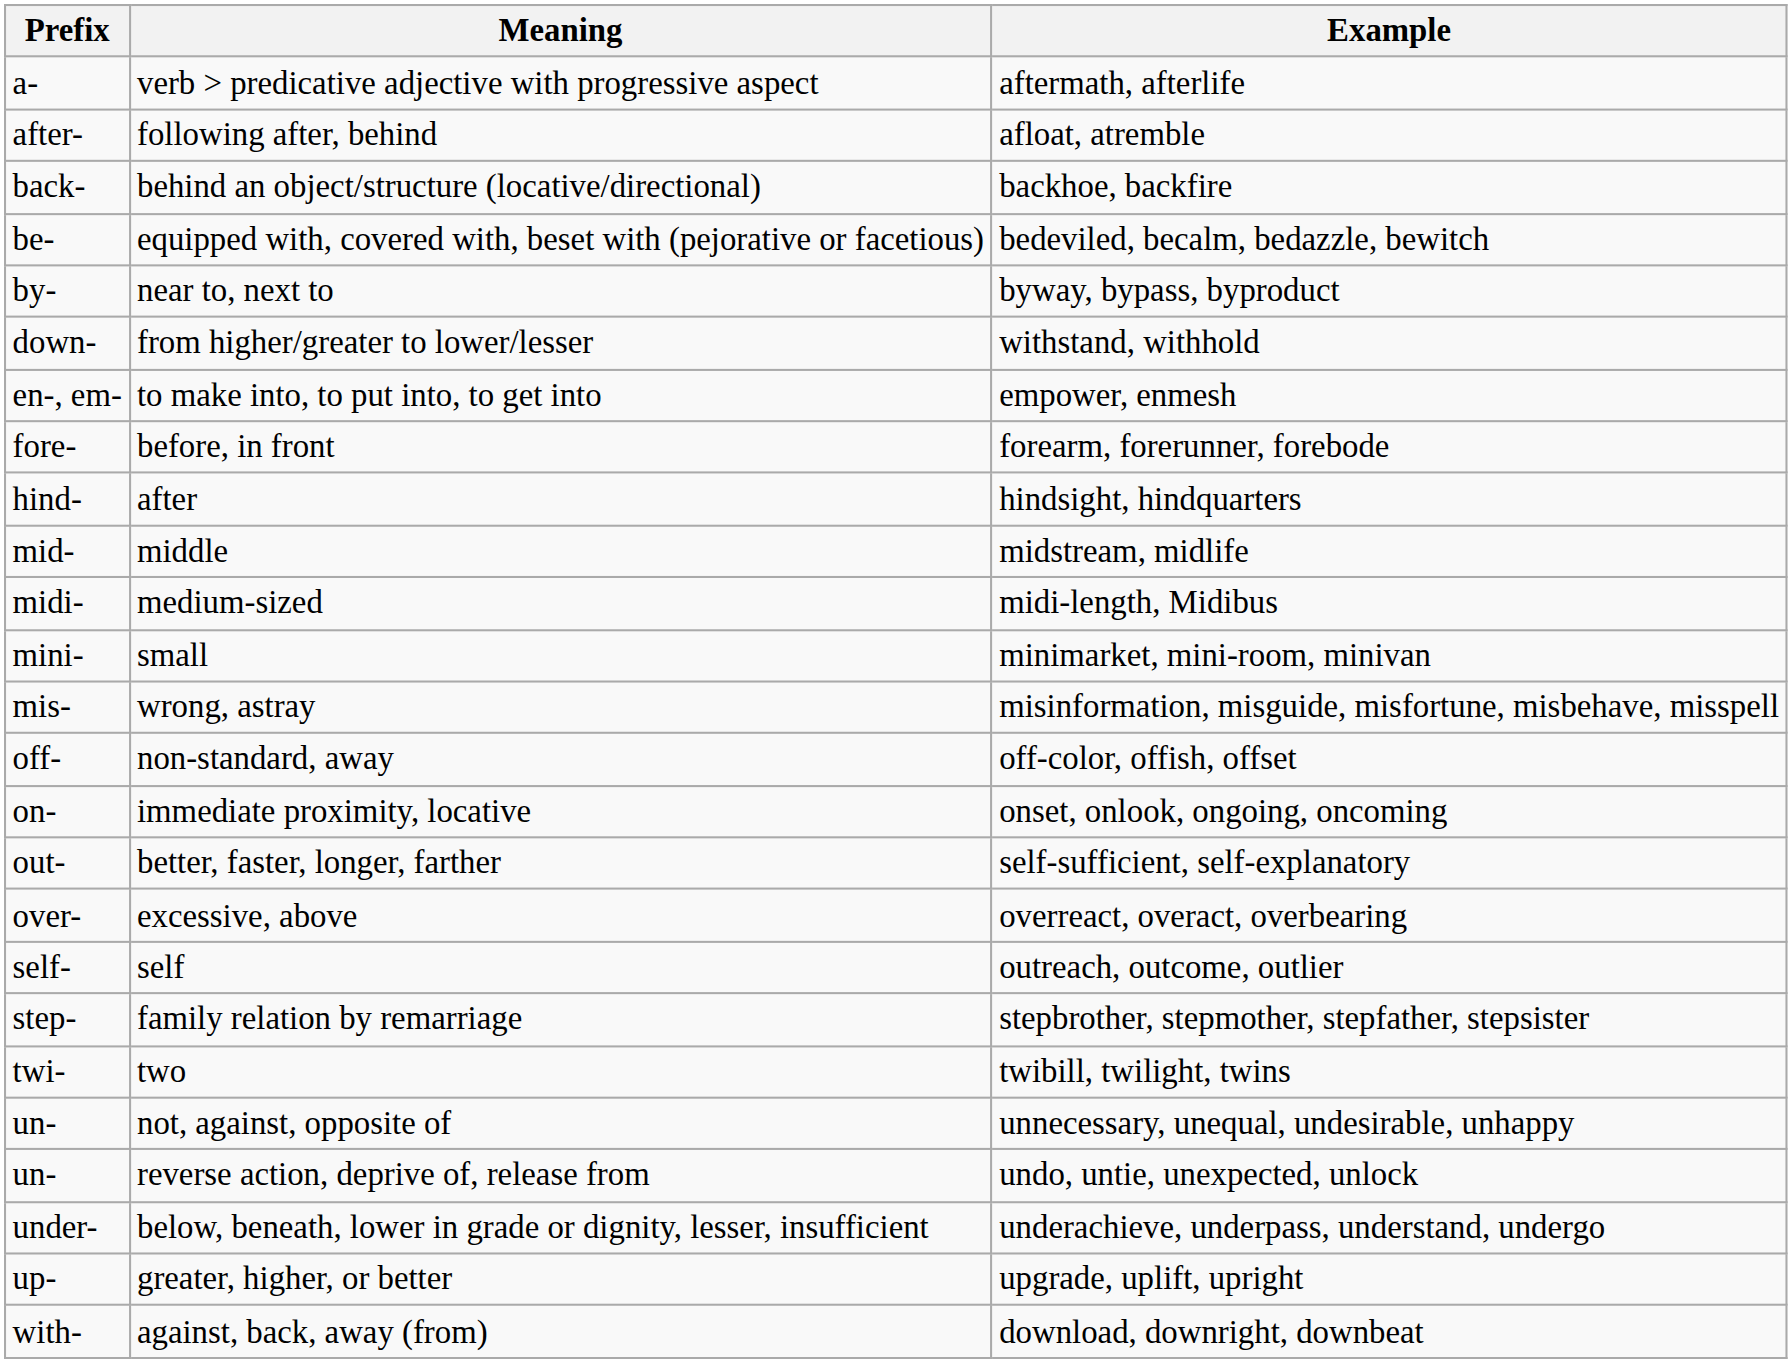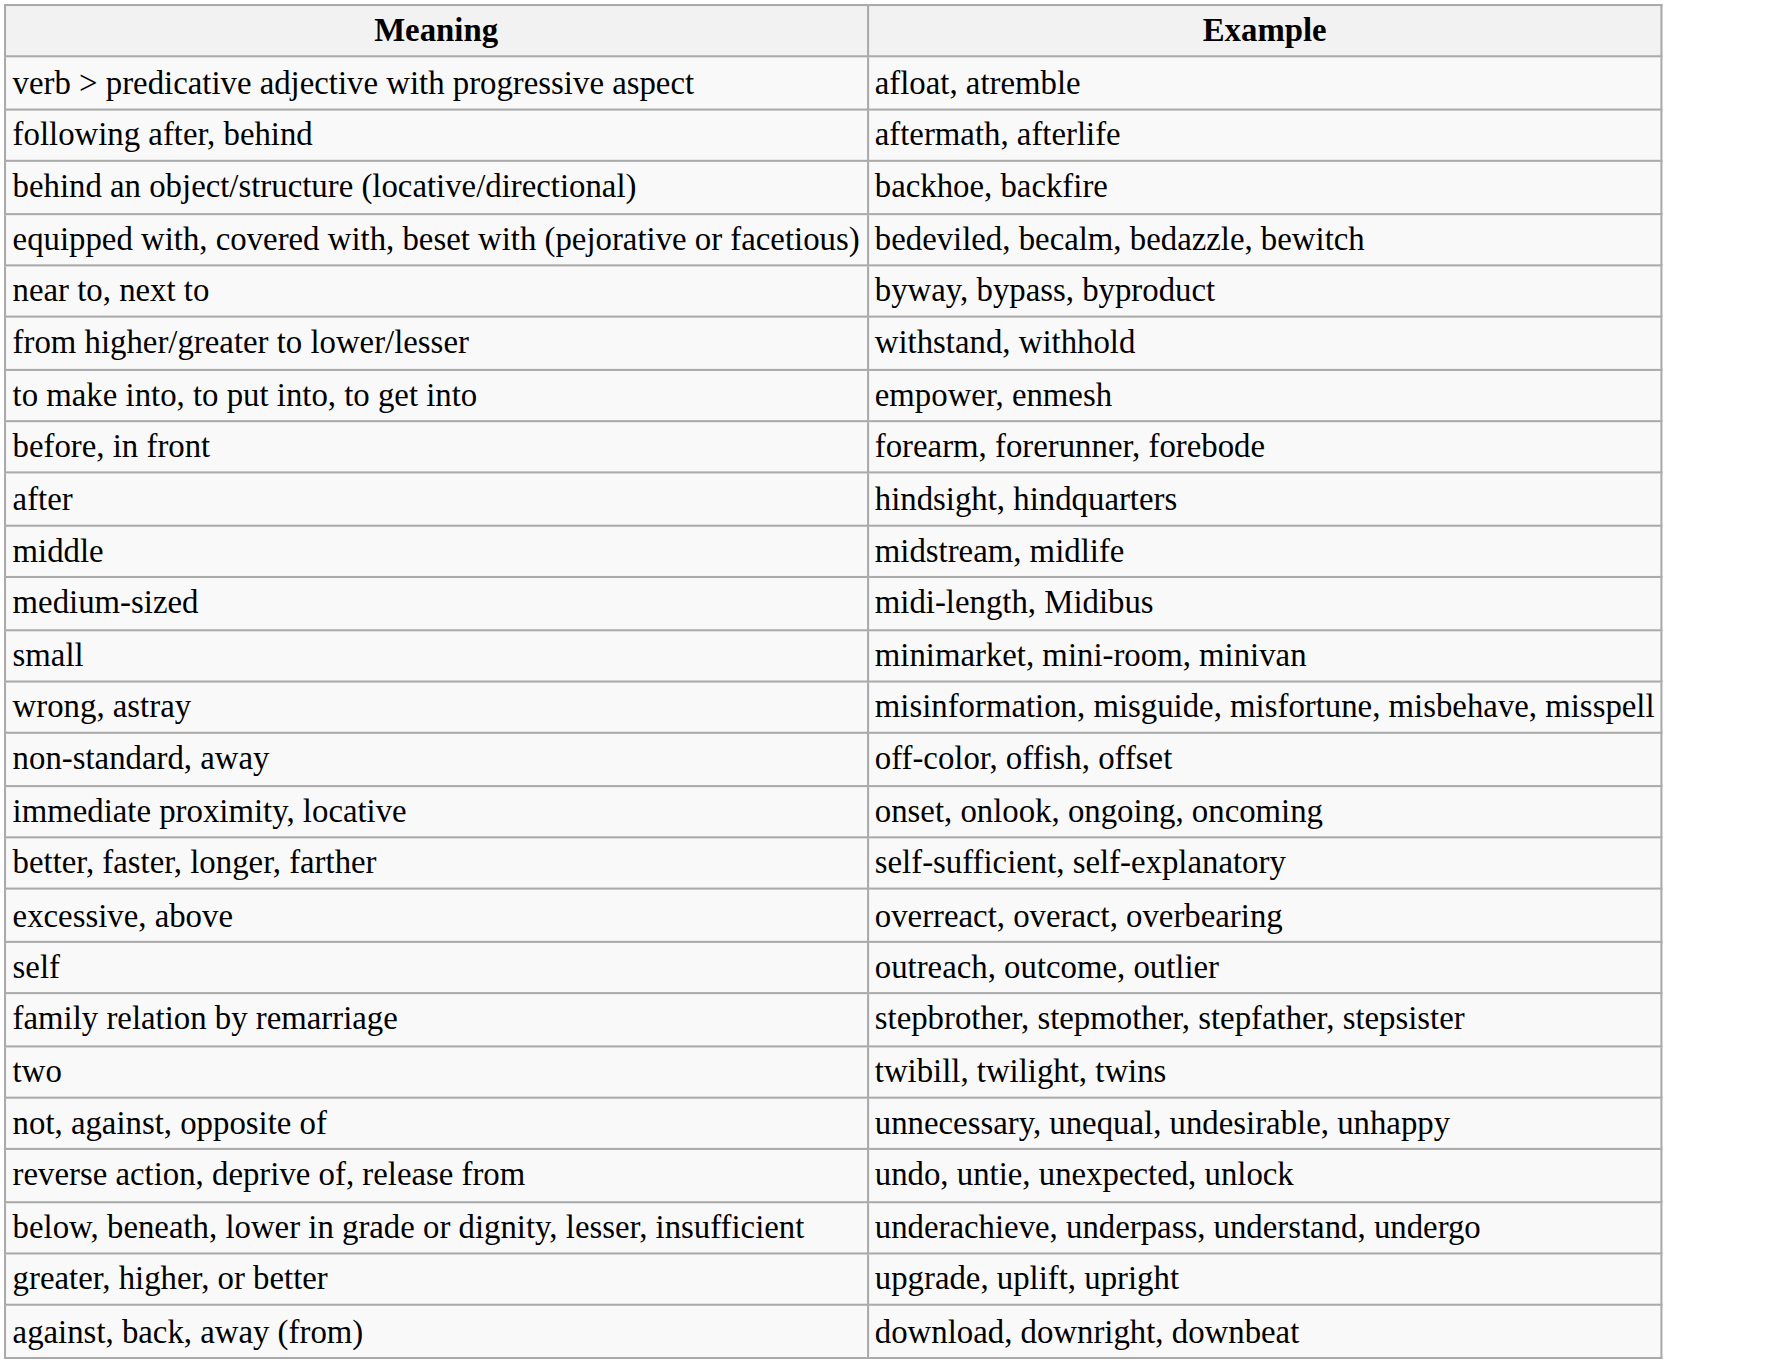- column: (67, 30)
(1122, 82) aftermath, afterlife -> (978, 82) afloat, atremble
(1102, 134) afloat, atremble -> (998, 134) aftermath, afterlife
